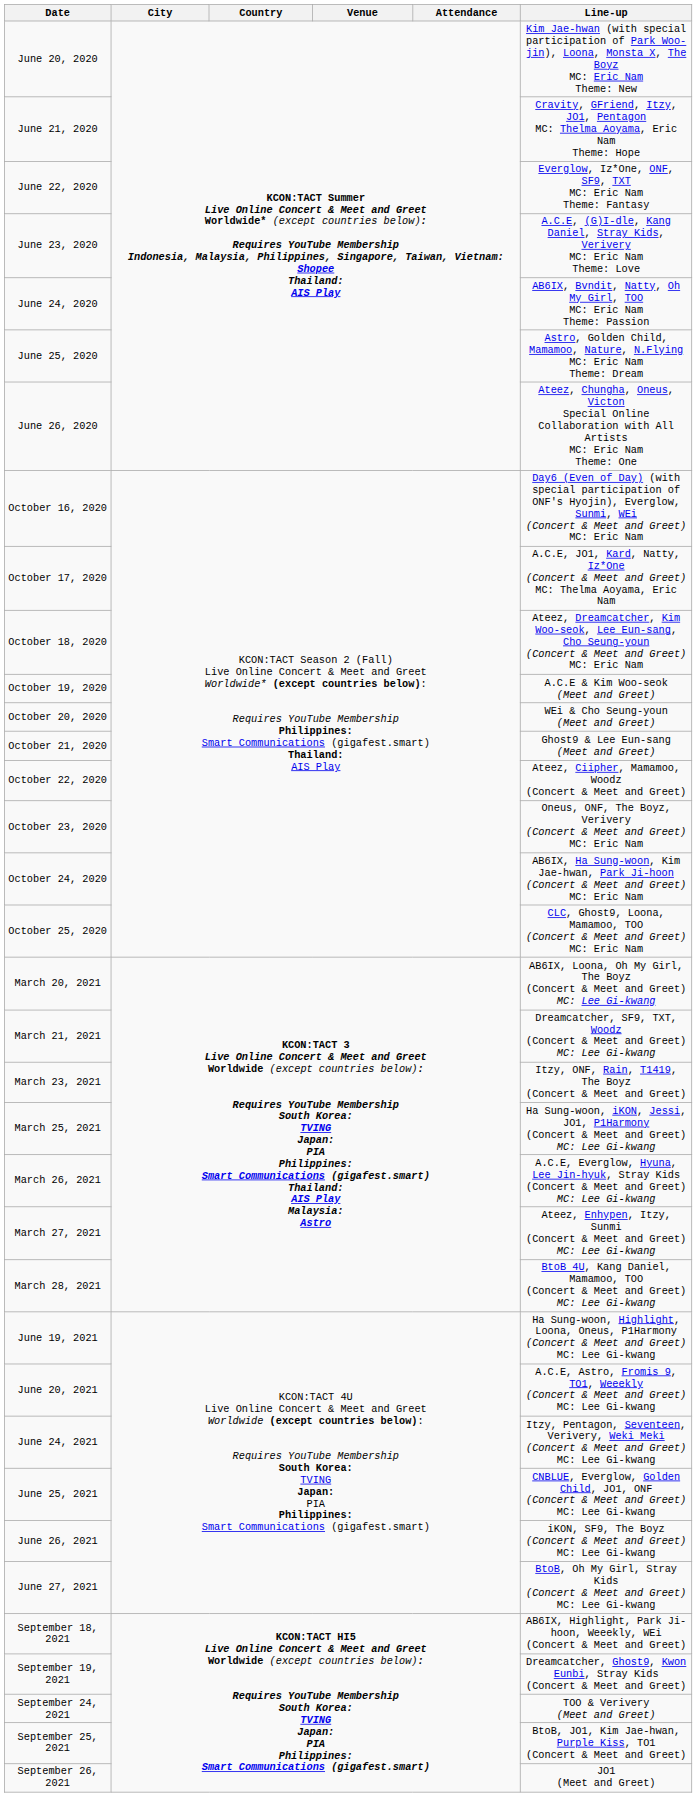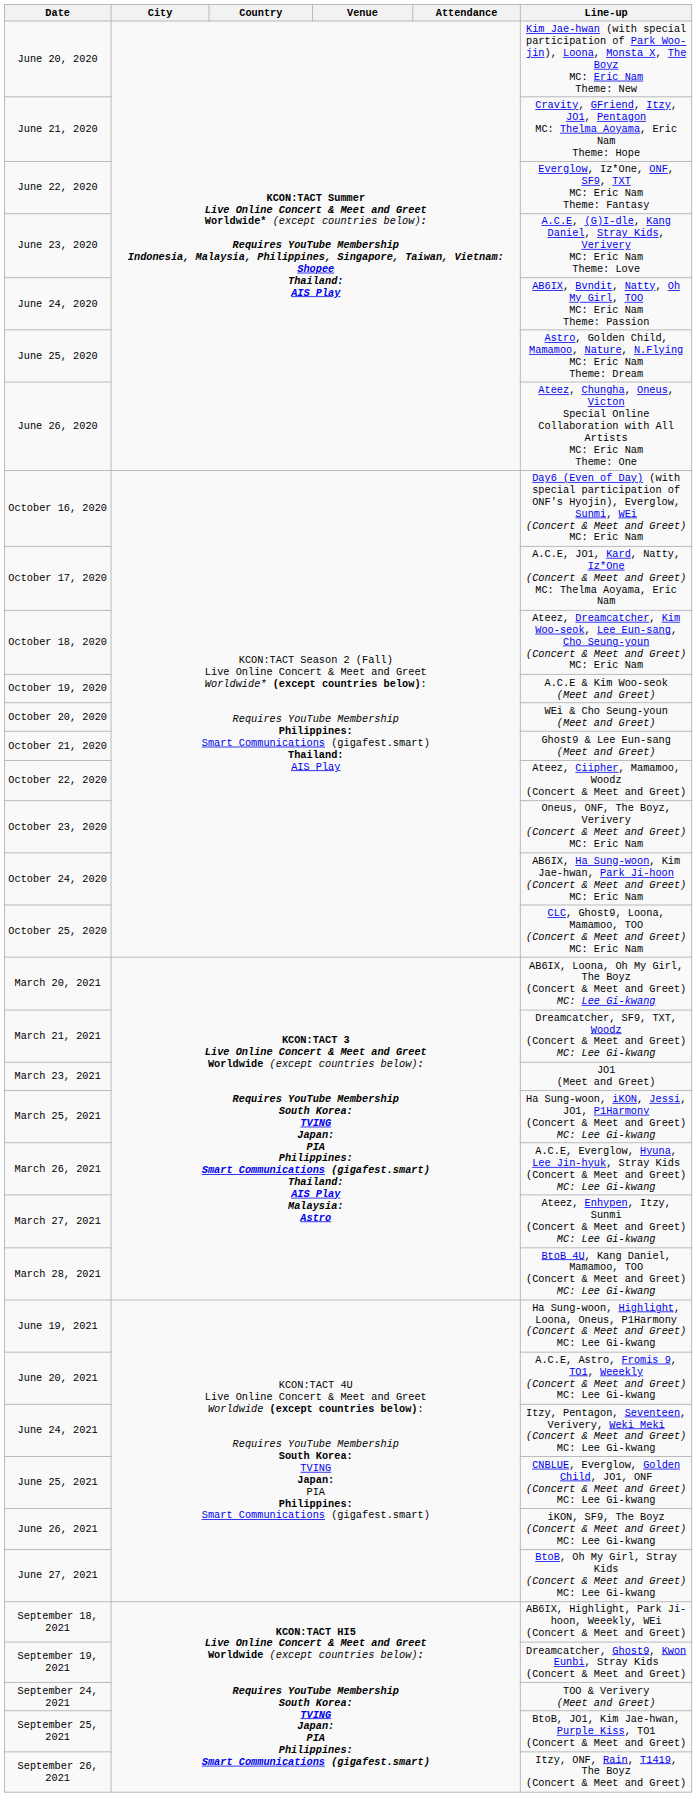(606, 1082) Itzy, ONF, Rain, T1419, The Boyz (Concert & Meet and Greet) -> (606, 1076) JO1 (Meet and Greet)
(606, 1778) JO1 (Meet and Greet) -> (606, 1772) Itzy, ONF, Rain, T1419, The Boyz (Concert & Meet and Greet)
